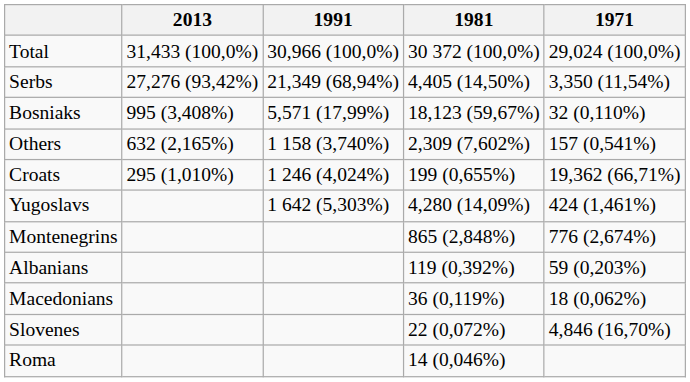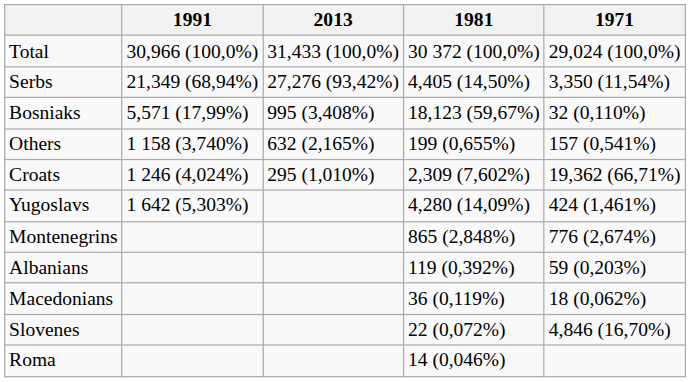columns swapped: (192, 19) <-> (333, 19)
(469, 143) 2,309 (7,602%) -> (462, 143) 199 (0,655%)
(462, 174) 199 (0,655%) -> (469, 174) 2,309 (7,602%)
